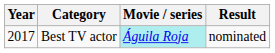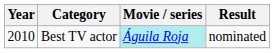(21, 36) 2017 -> (21, 36) 2010
